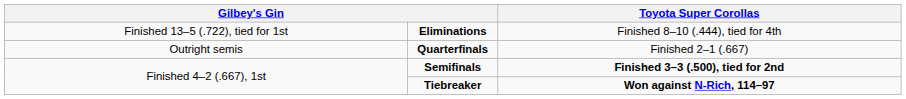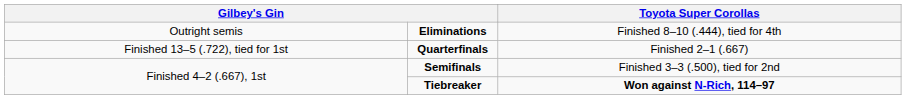(206, 31) Finished 13–5 (.722), tied for 1st -> (206, 31) Outright semis
(206, 49) Outright semis -> (206, 49) Finished 13–5 (.722), tied for 1st
(699, 67) bold -> (699, 67) normal
